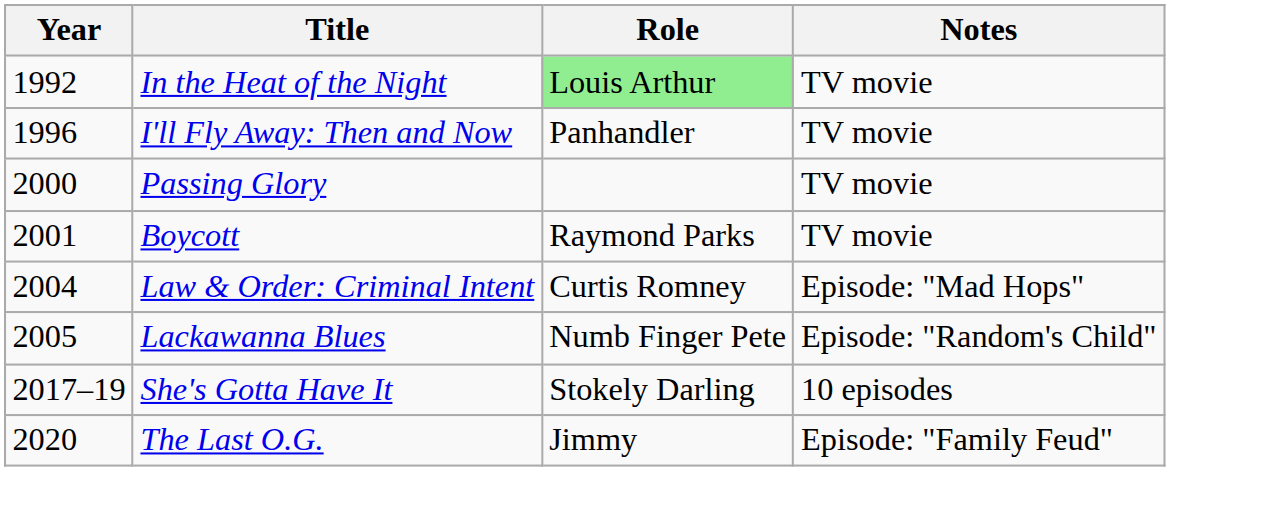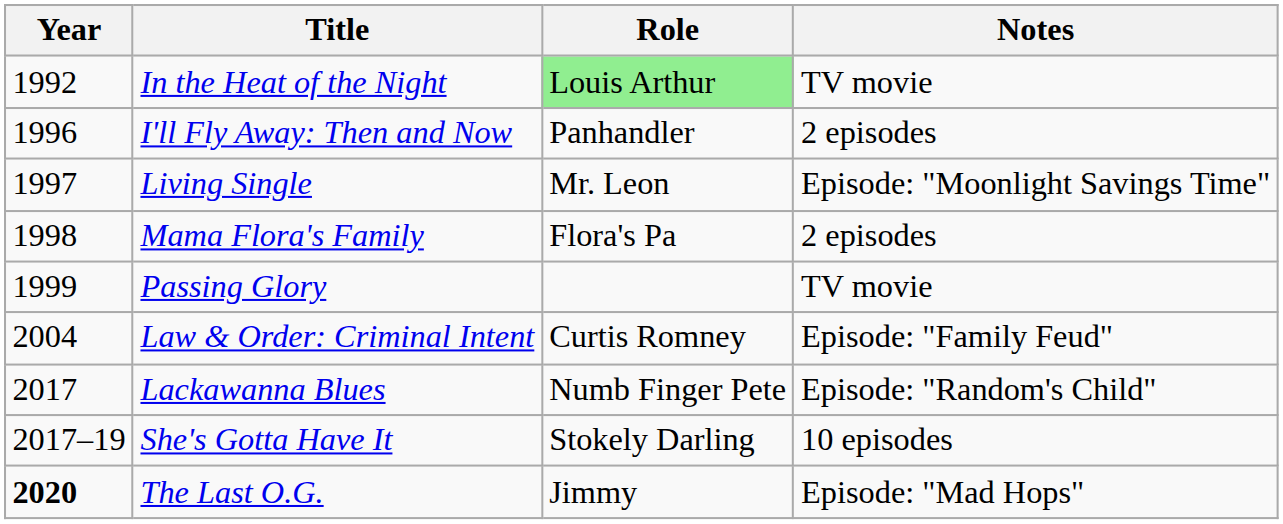(867, 132) TV movie -> (869, 132) 2 episodes
+ row: (226, 183)
+ row: (282, 235)
(45, 183) 2000 -> (45, 286) 1999
- row: (190, 235)
(943, 286) Episode: "Mad Hops" -> (957, 337) Episode: "Family Feud"
(45, 337) 2005 -> (45, 388) 2017
(45, 440) normal -> (45, 491) bold
(957, 440) Episode: "Family Feud" -> (943, 491) Episode: "Mad Hops"
